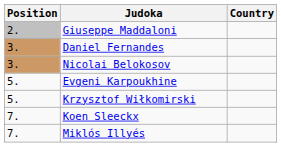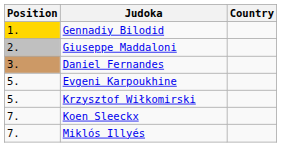+ row: (113, 30)
- row: (117, 64)
